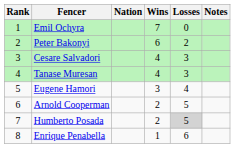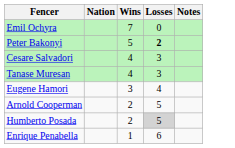- column: (18, 12)
(157, 43) 6 -> (130, 43) 5
(186, 43) normal -> (159, 43) bold
